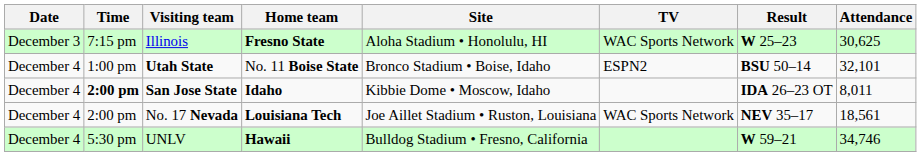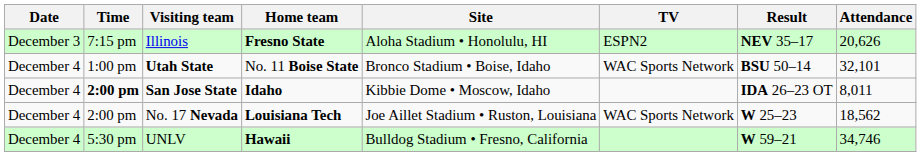(669, 41) WAC Sports Network -> (625, 41) ESPN2
(769, 41) W 25–23 -> (777, 41) NEV 35–17
(860, 41) 30,625 -> (860, 41) 20,626
(625, 66) ESPN2 -> (669, 66) WAC Sports Network
(777, 115) NEV 35–17 -> (769, 115) W 25–23
(860, 115) 18,561 -> (860, 115) 18,562
